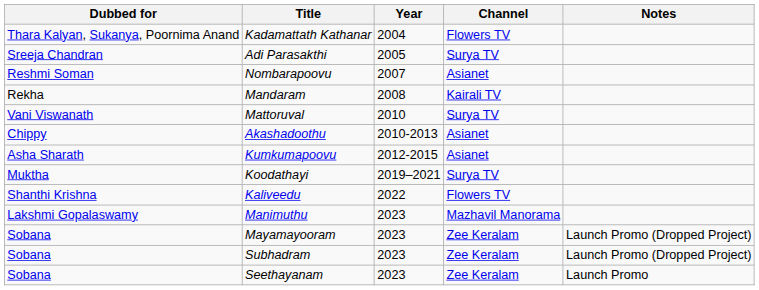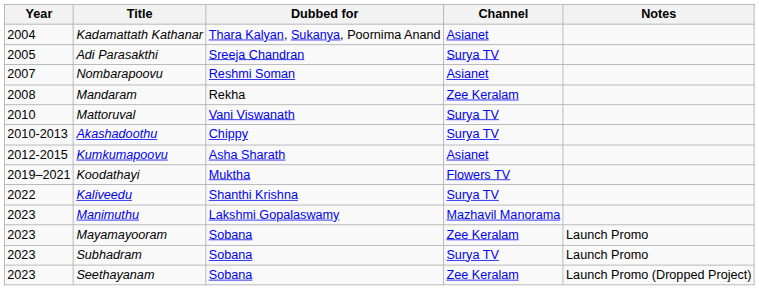columns swapped: (409, 14) <-> (123, 14)
(478, 34) Flowers TV -> (468, 34) Asianet
(474, 94) Kairali TV -> (483, 94) Zee Keralam
(468, 134) Asianet -> (473, 134) Surya TV
(473, 174) Surya TV -> (478, 174) Flowers TV
(478, 194) Flowers TV -> (473, 194) Surya TV
(659, 235) Launch Promo (Dropped Project) -> (607, 235) Launch Promo
(483, 255) Zee Keralam -> (473, 255) Surya TV
(659, 255) Launch Promo (Dropped Project) -> (607, 255) Launch Promo
(607, 275) Launch Promo -> (659, 275) Launch Promo (Dropped Project)
